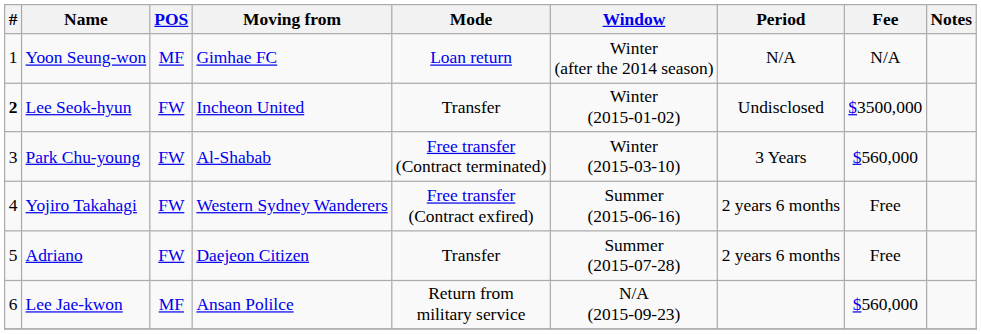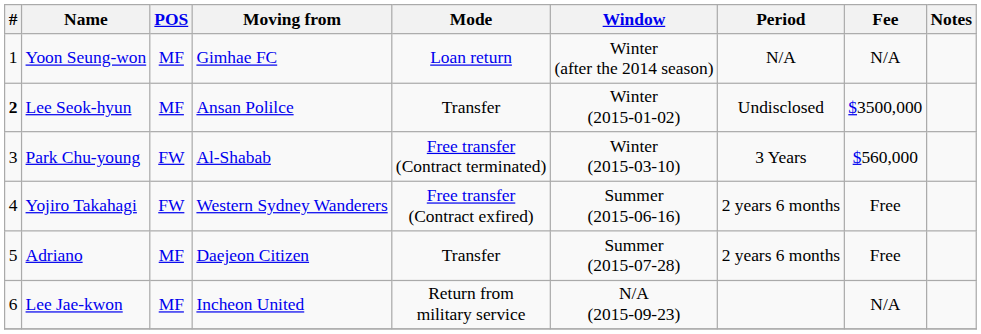(171, 107) FW -> (171, 107) MF
(250, 107) Incheon United -> (245, 107) Ansan Polilce
(171, 255) FW -> (171, 255) MF
(245, 304) Ansan Polilce -> (250, 304) Incheon United
(885, 304) $560,000 -> (885, 304) N/A
